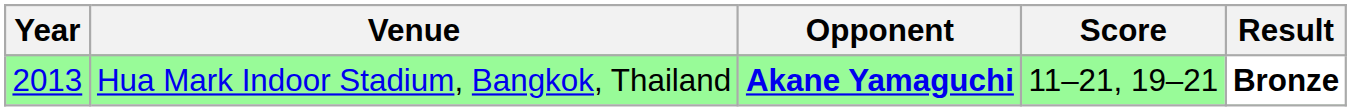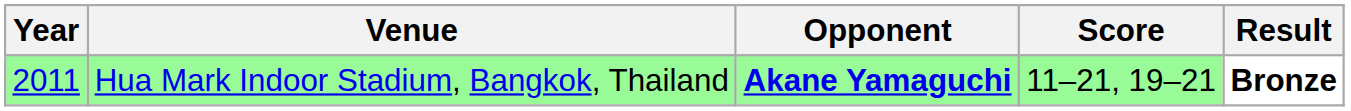(47, 80) 2013 -> (46, 80) 2011
